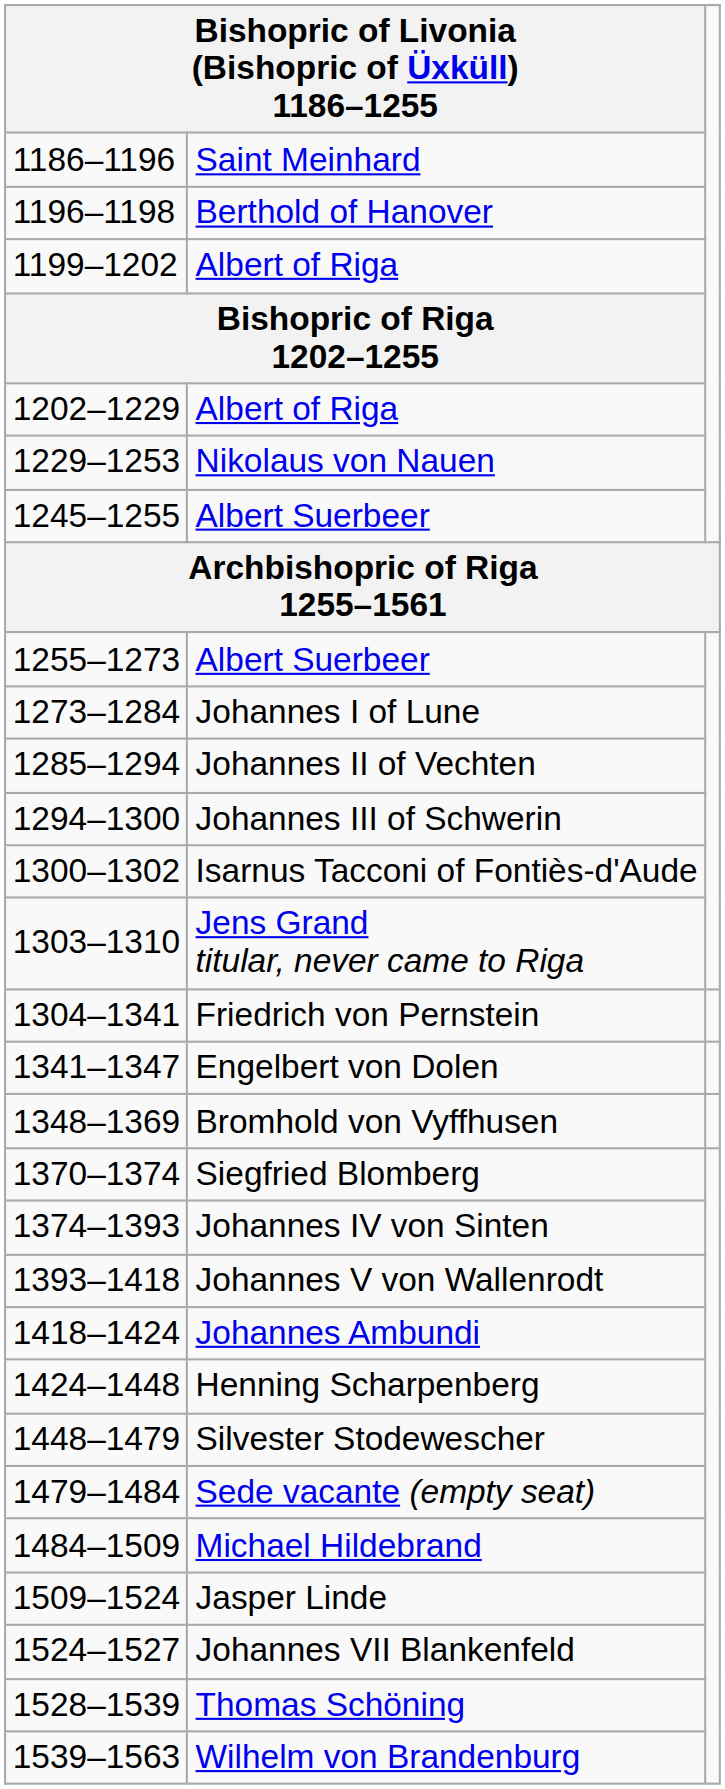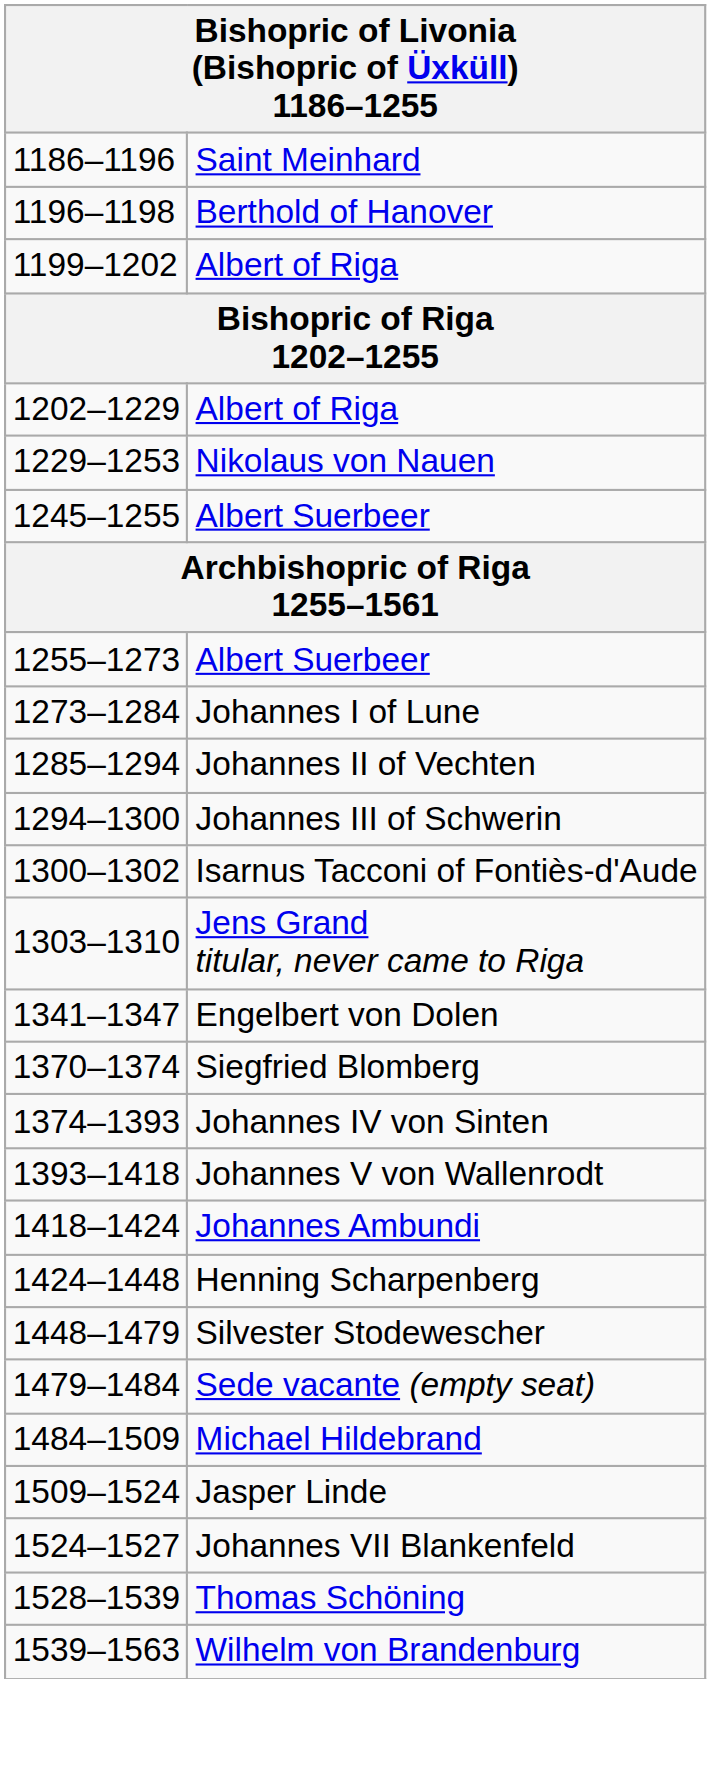- row: (96, 1014)
- row: (96, 1120)
